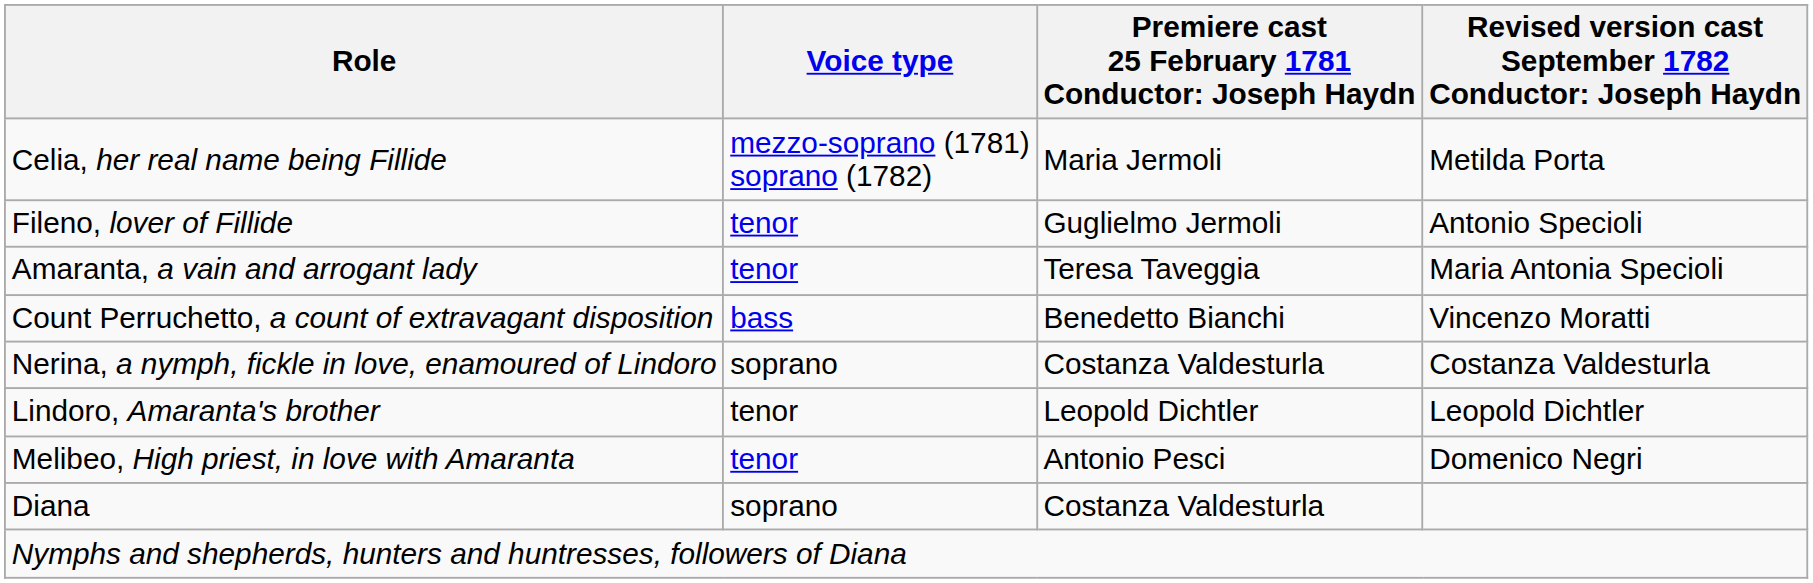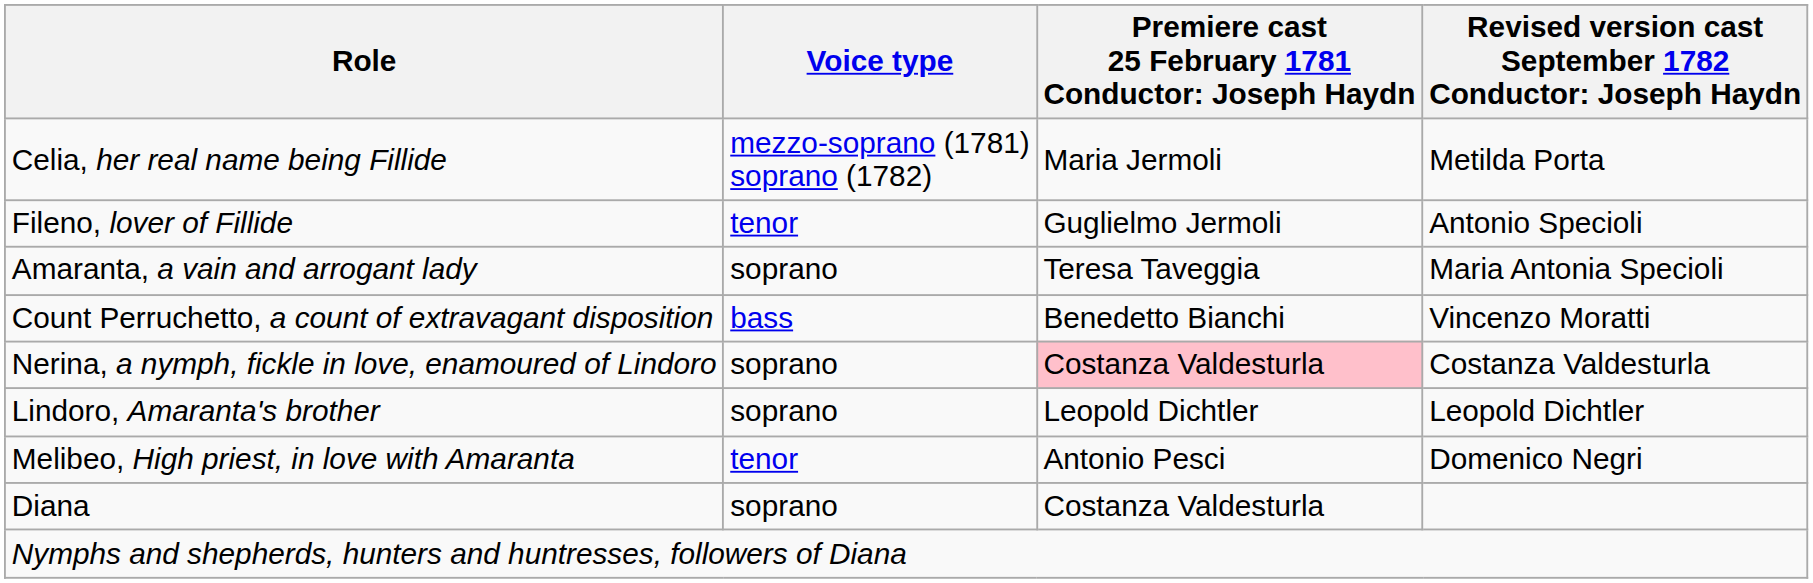(764, 270) tenor -> (784, 270) soprano
(1184, 364) no background -> (1184, 364) pink background
(764, 411) tenor -> (784, 411) soprano
